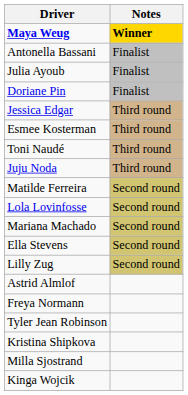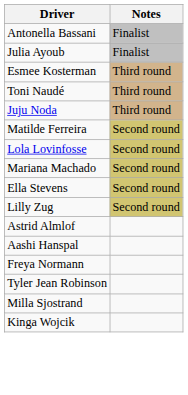- row: (38, 33)
- row: (36, 91)
- row: (40, 110)
+ row: (43, 245)
- row: (51, 341)
